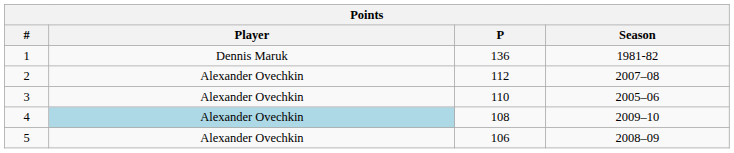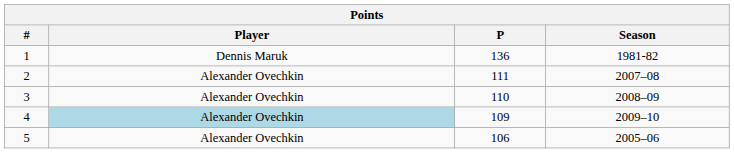(500, 76) 112 -> (500, 76) 111
(637, 97) 2005–06 -> (637, 97) 2008–09
(500, 117) 108 -> (500, 117) 109
(637, 138) 2008–09 -> (637, 138) 2005–06
